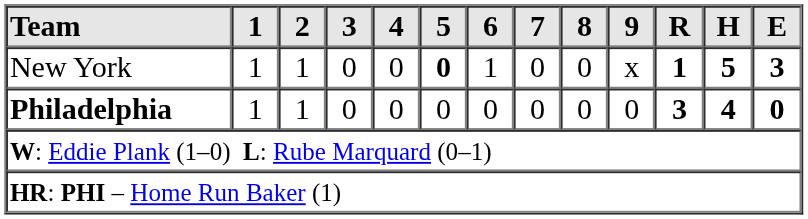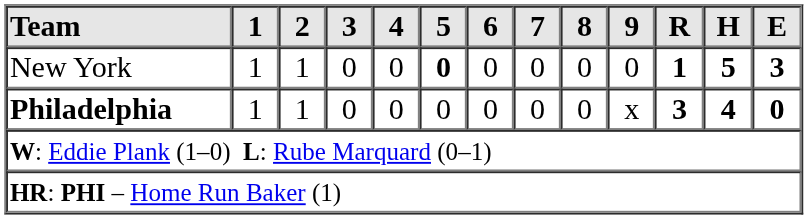(490, 67) 1 -> (490, 67) 0
(632, 67) x -> (632, 67) 0
(632, 108) 0 -> (632, 108) x
